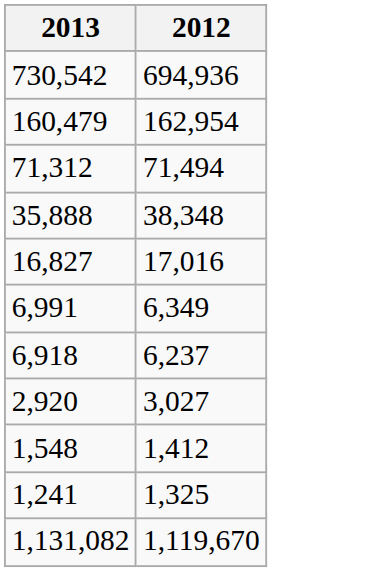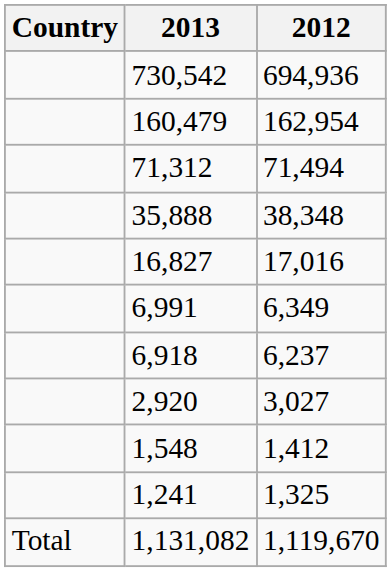+ column: (65, 27)
